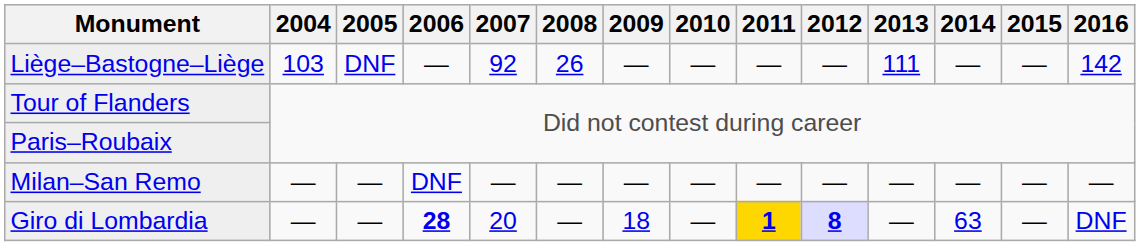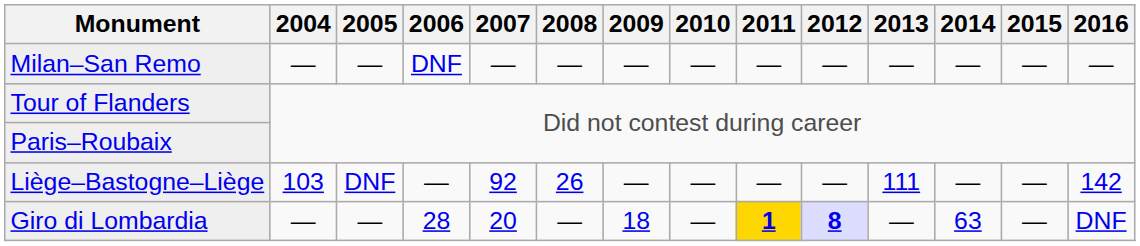rows swapped: (106, 181) <-> (137, 63)
(436, 220) bold -> (436, 220) normal
